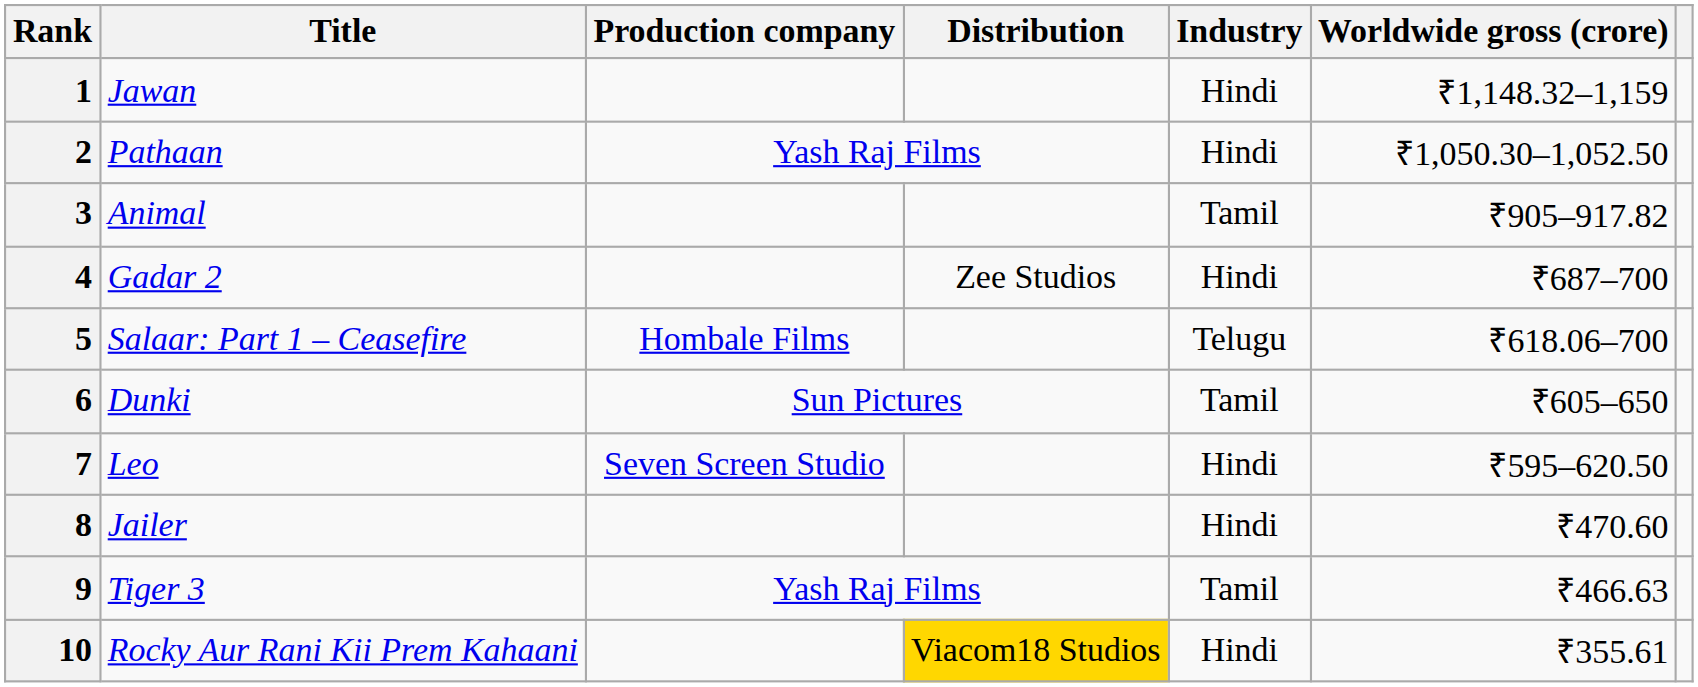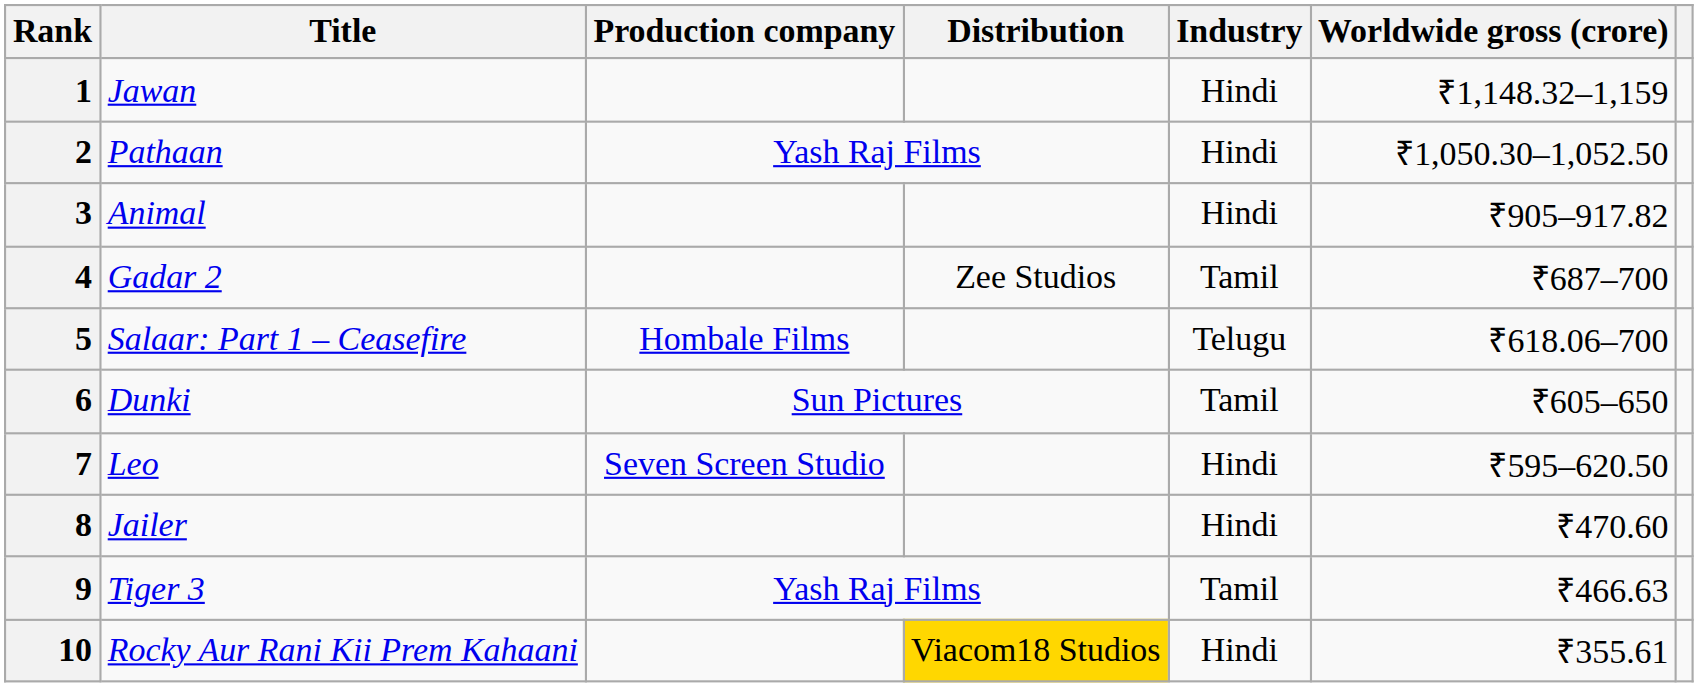(1239, 213) Tamil -> (1239, 213) Hindi
(1239, 276) Hindi -> (1239, 276) Tamil
